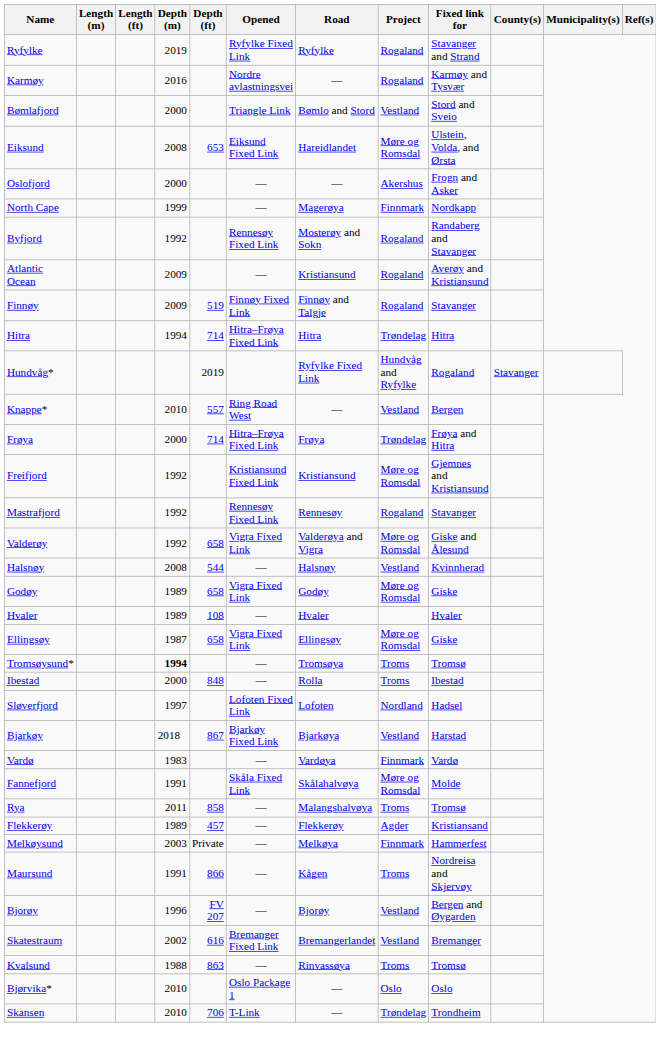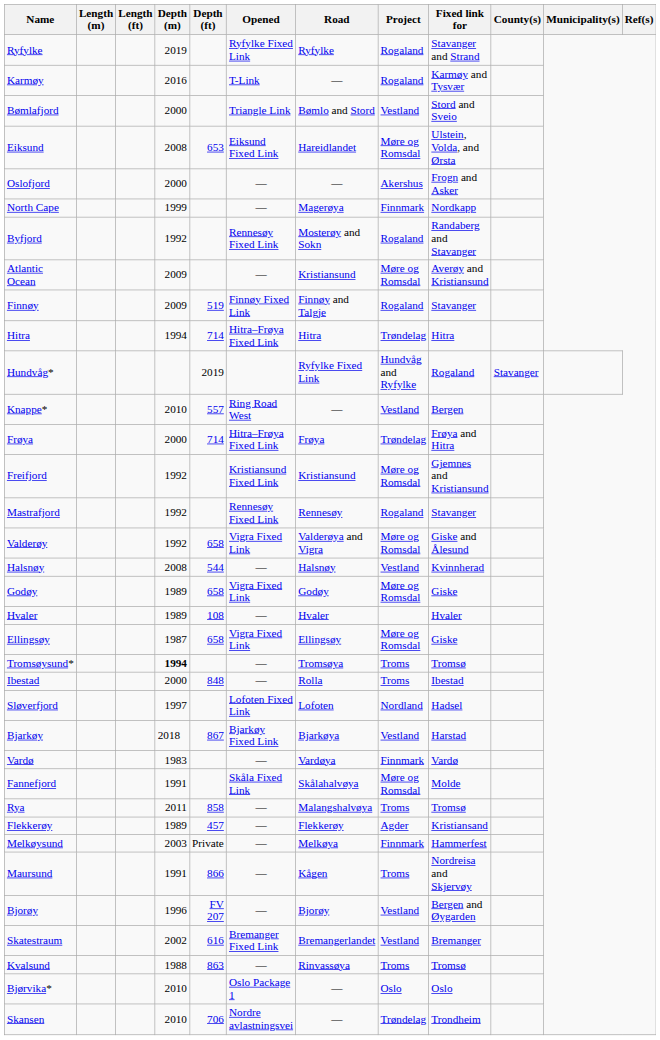(261, 80) Nordre avlastningsvei -> (244, 80) T-Link
(402, 275) Rogaland -> (400, 275) Møre og Romsdal
(244, 1013) T-Link -> (261, 1019) Nordre avlastningsvei
